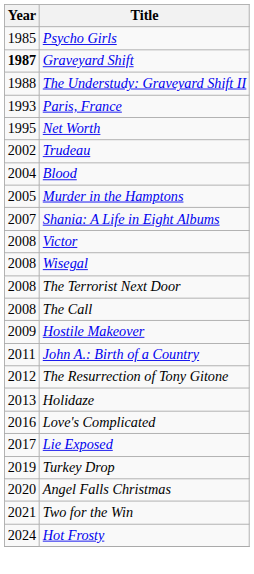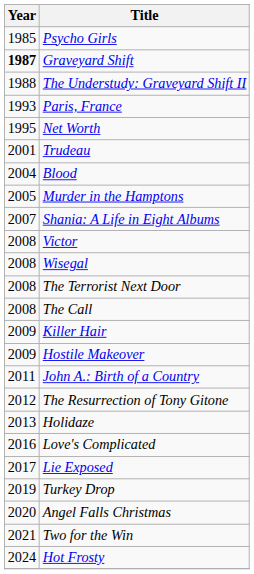(22, 151) 2002 -> (22, 151) 2001
+ row: (75, 331)
